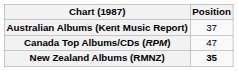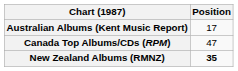(212, 27) 37 -> (212, 27) 17
